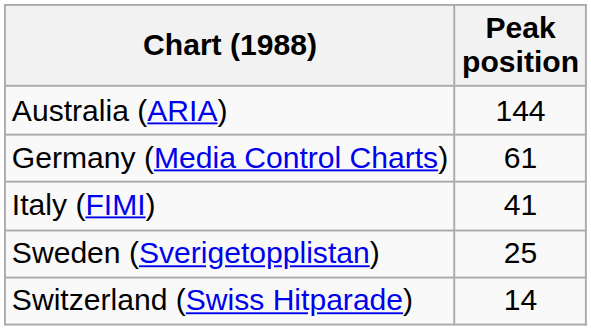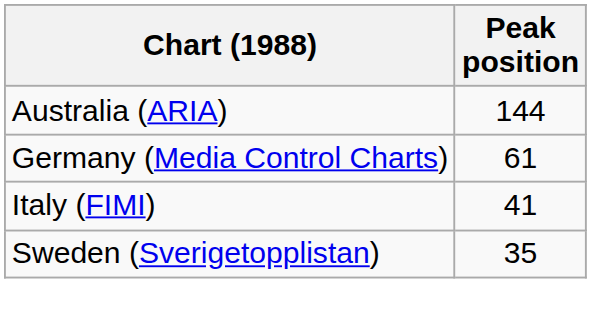(521, 253) 25 -> (521, 253) 35
- row: (212, 300)
